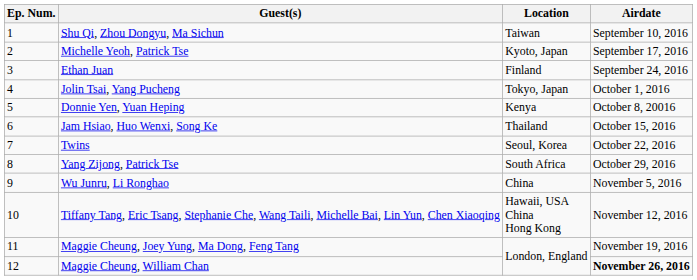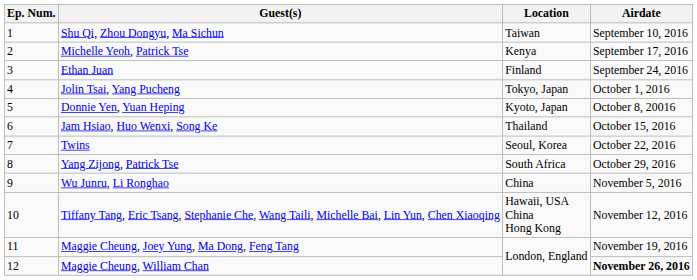(537, 51) Kyoto, Japan -> (521, 51) Kenya
(521, 107) Kenya -> (537, 107) Kyoto, Japan
